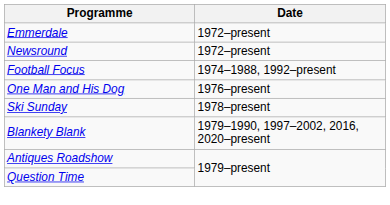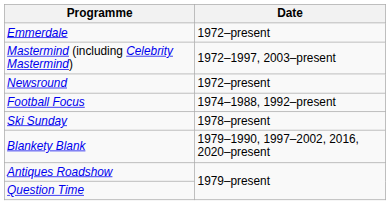+ row: (90, 58)
- row: (66, 88)
